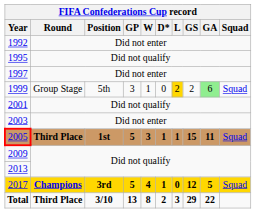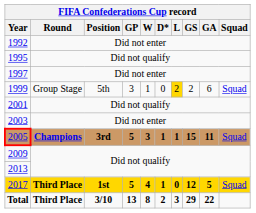(210, 89) lightgreen background -> (209, 89) no background
(58, 137) Third Place -> (58, 137) Champions
(104, 137) 1st -> (103, 137) 3rd
(58, 184) Champions -> (58, 184) Third Place
(104, 184) 3rd -> (103, 184) 1st
